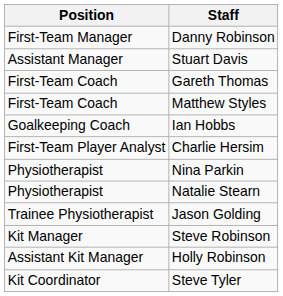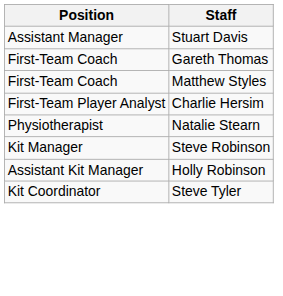- row: (223, 37)
- row: (204, 125)
- row: (208, 170)
- row: (216, 214)
